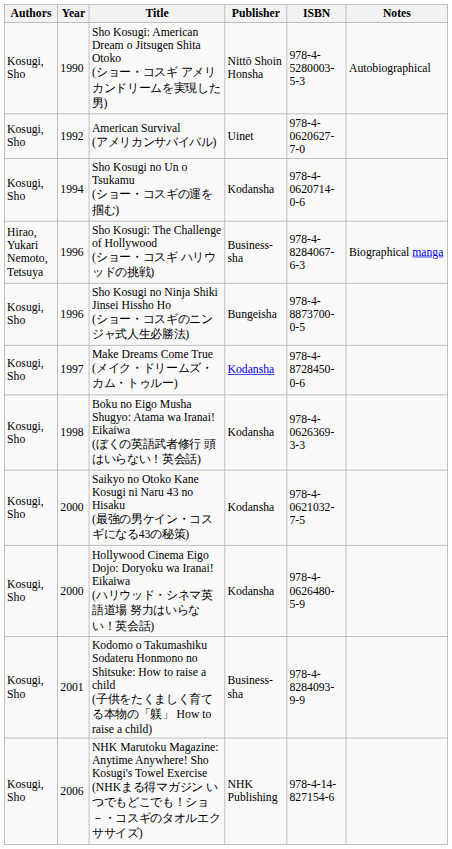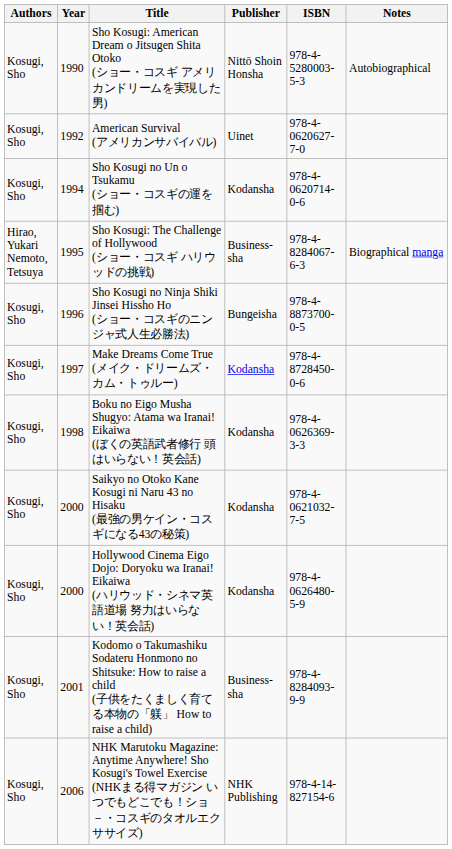(72, 252) 1996 -> (72, 252) 1995
